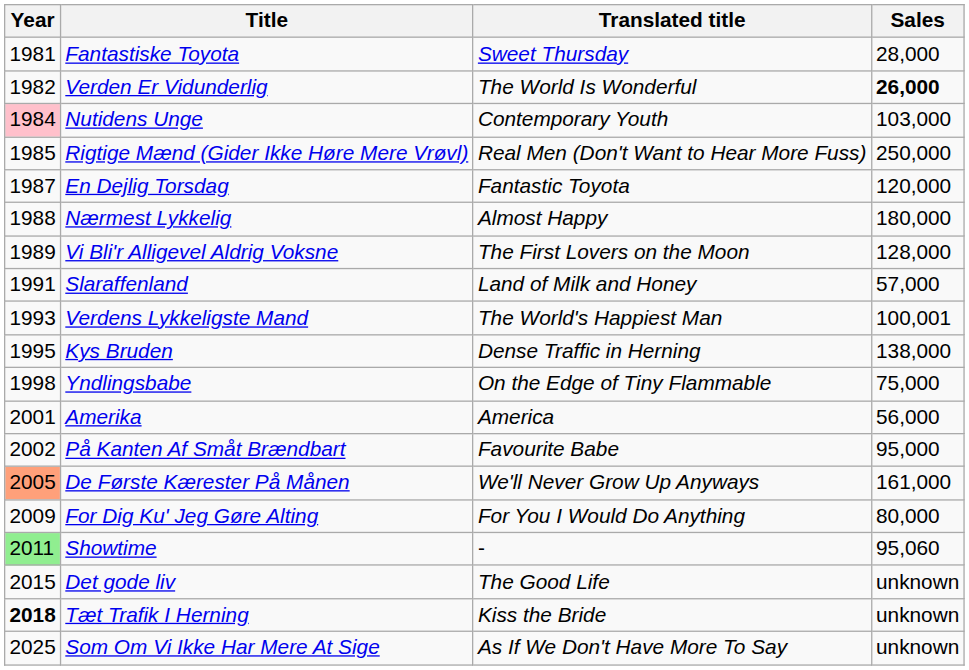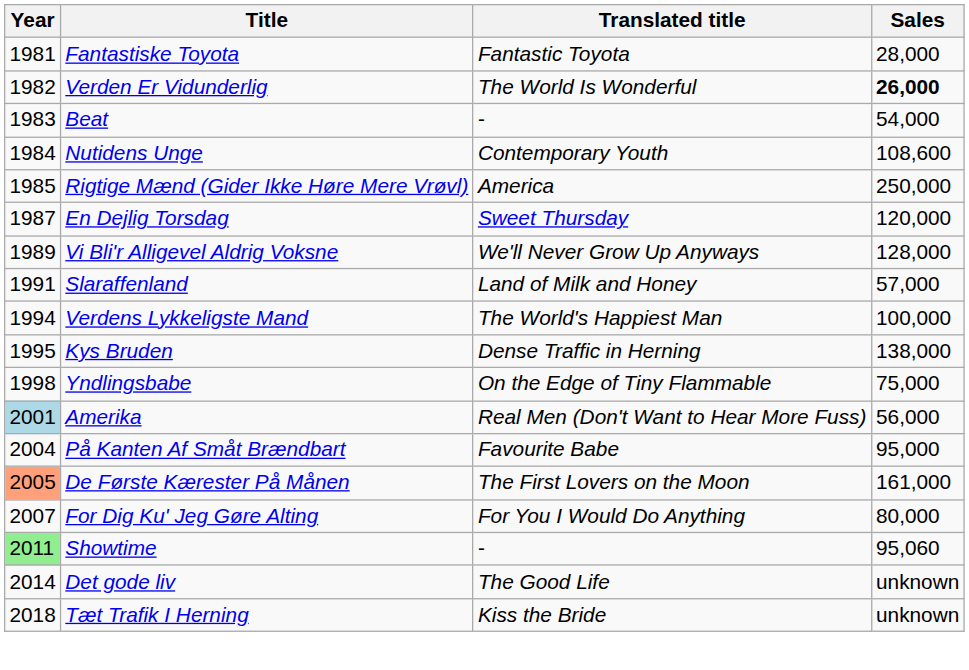(553, 53) Sweet Thursday -> (554, 53) Fantastic Toyota
+ row: (87, 119)
(33, 119) pink background -> (33, 152) no background
(914, 119) 103,000 -> (914, 152) 108,600
(672, 152) Real Men (Don't Want to Hear More Fuss) -> (516, 185) America
(554, 185) Fantastic Toyota -> (553, 218) Sweet Thursday
- row: (148, 218)
(614, 251) The First Lovers on the Moon -> (619, 251) We'll Never Grow Up Anyways
(33, 317) 1993 -> (33, 317) 1994
(914, 317) 100,001 -> (914, 317) 100,000
(33, 416) no background -> (33, 416) lightblue background
(516, 416) America -> (672, 416) Real Men (Don't Want to Hear More Fuss)
(33, 449) 2002 -> (33, 449) 2004
(619, 482) We'll Never Grow Up Anyways -> (614, 482) The First Lovers on the Moon
(33, 515) 2009 -> (33, 515) 2007
(33, 581) 2015 -> (33, 581) 2014
(33, 614) bold -> (33, 614) normal
- row: (223, 647)
